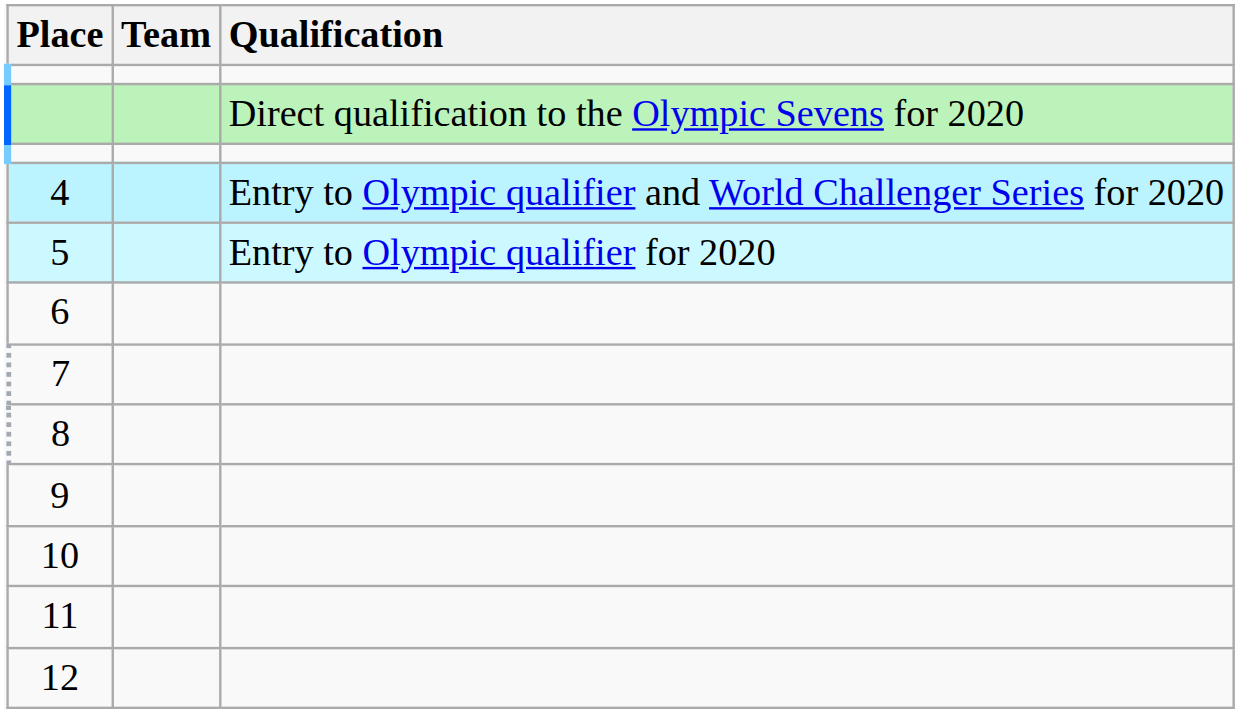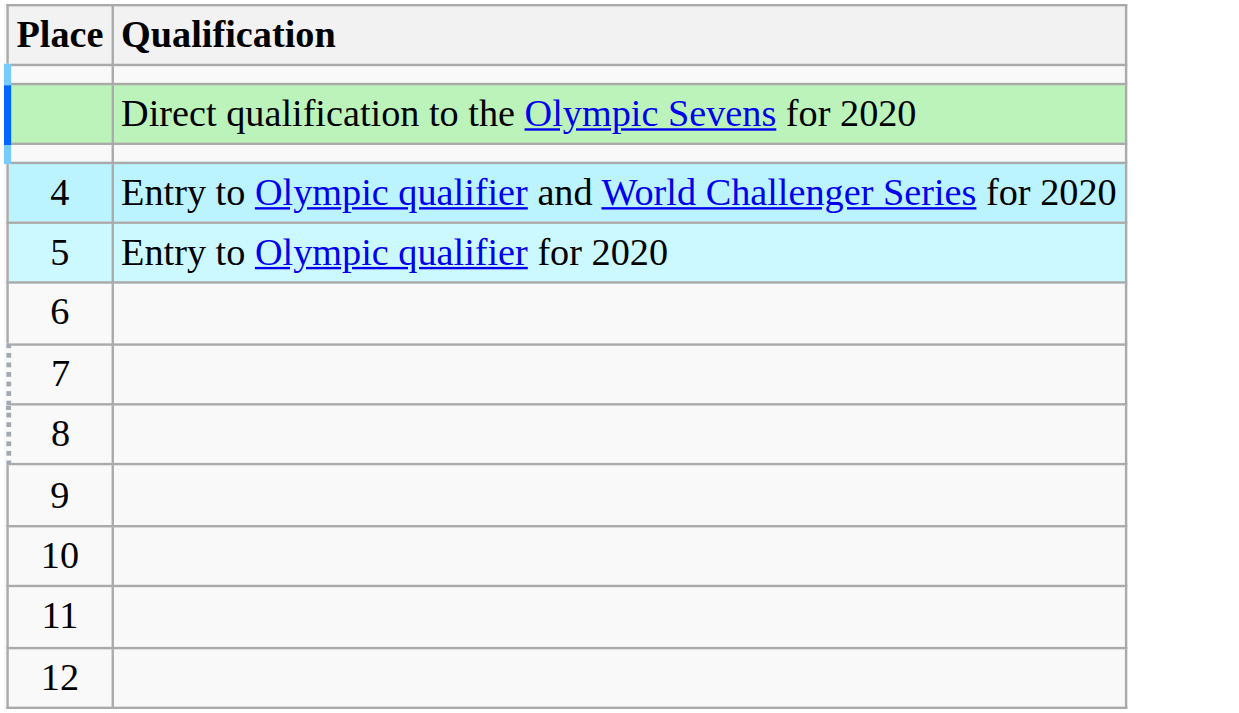- column: (166, 34)
